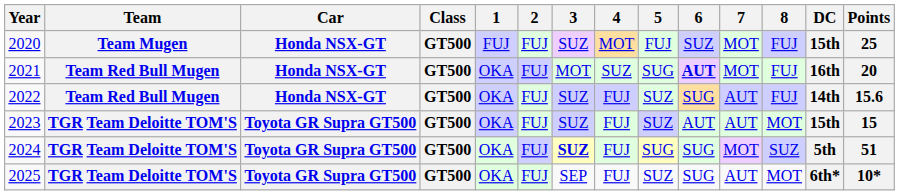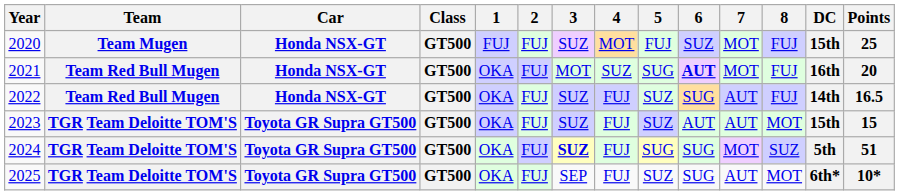(869, 96) 15.6 -> (869, 96) 16.5
